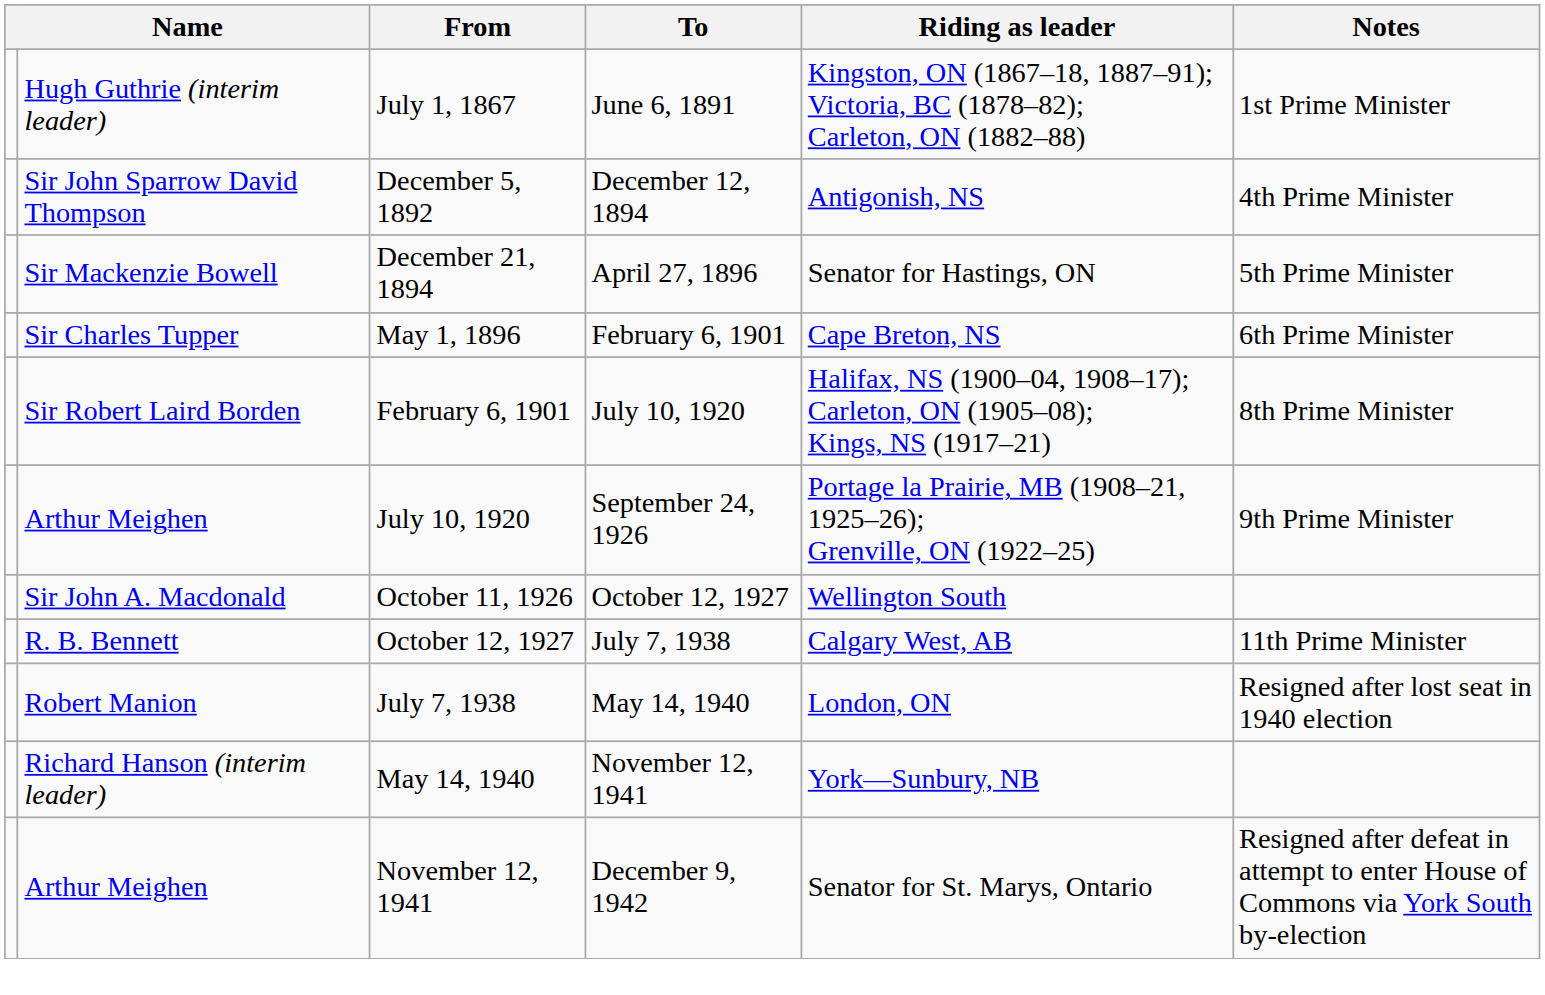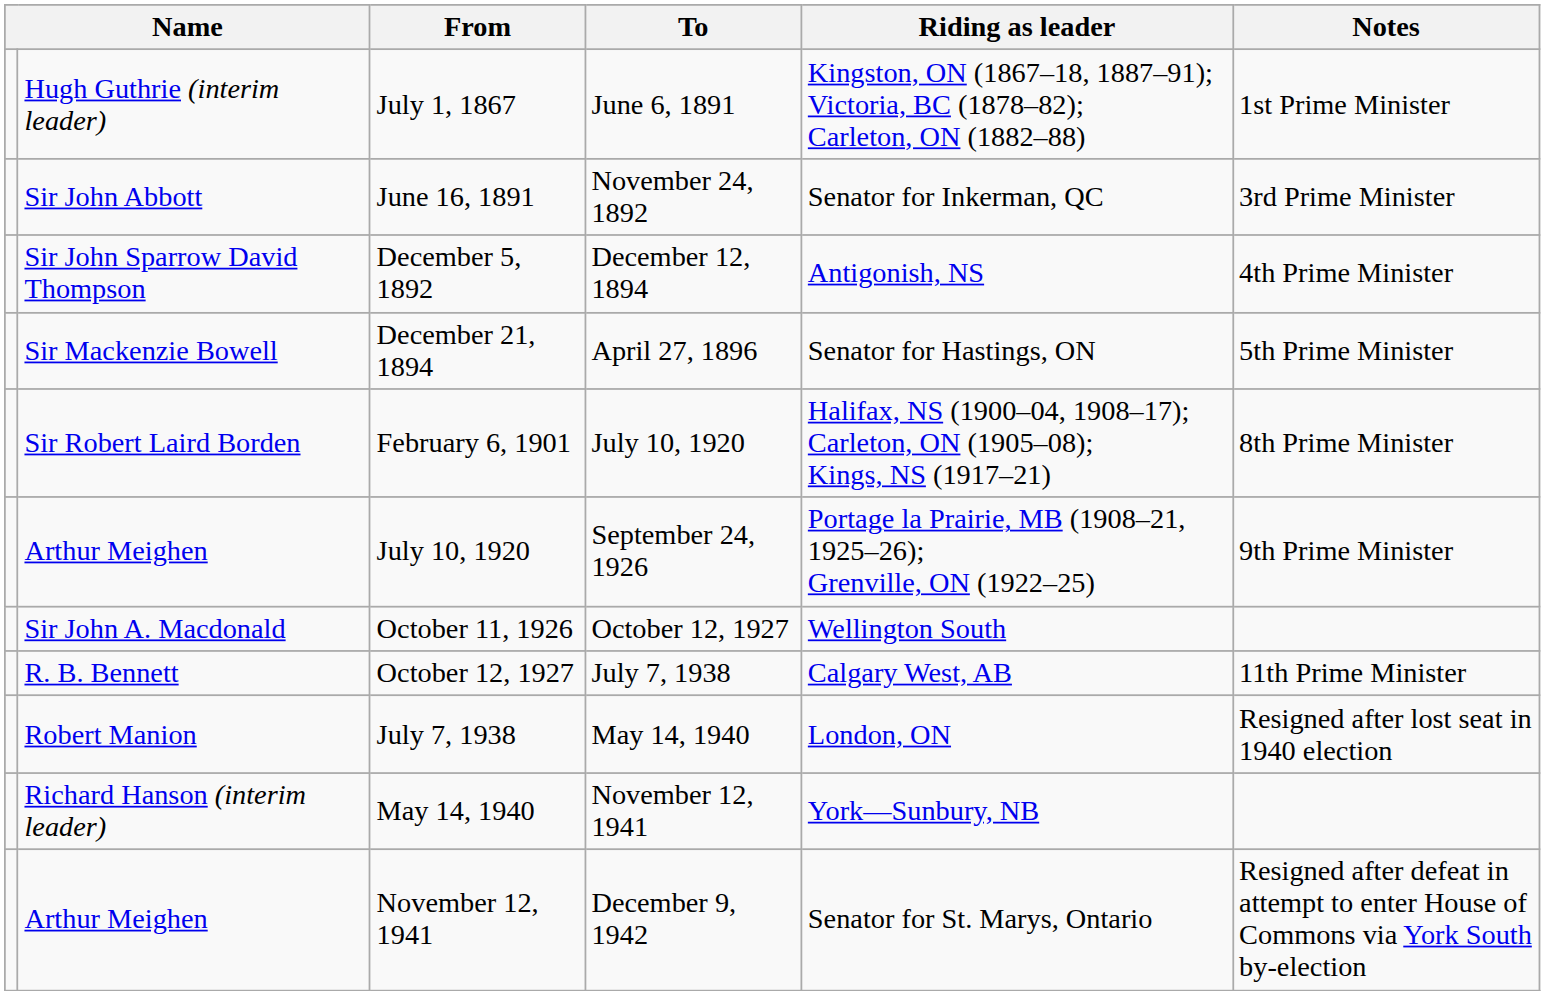+ row: (456, 196)
- row: (449, 334)
